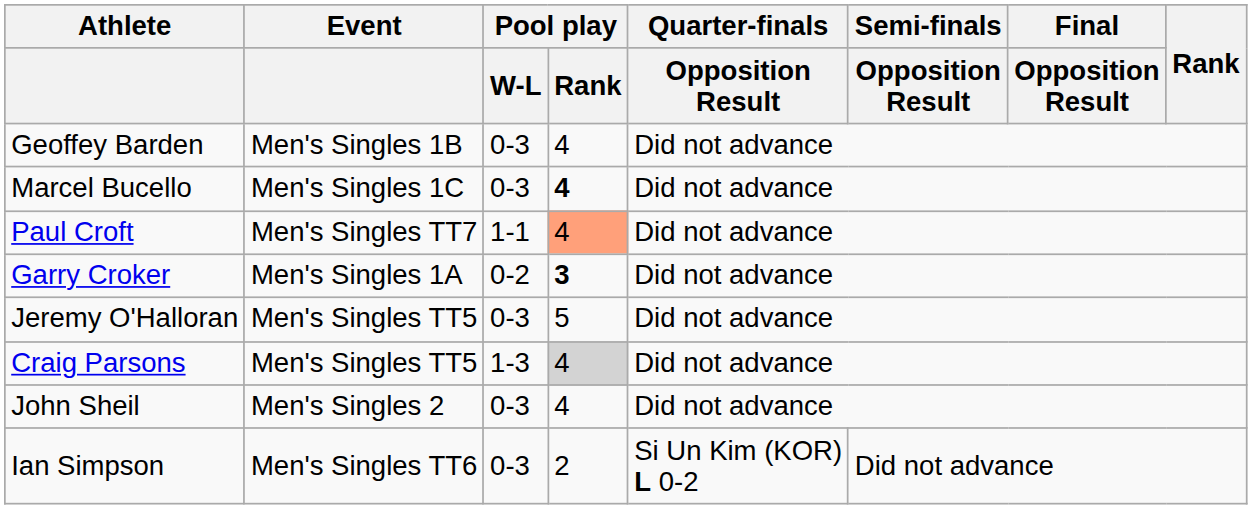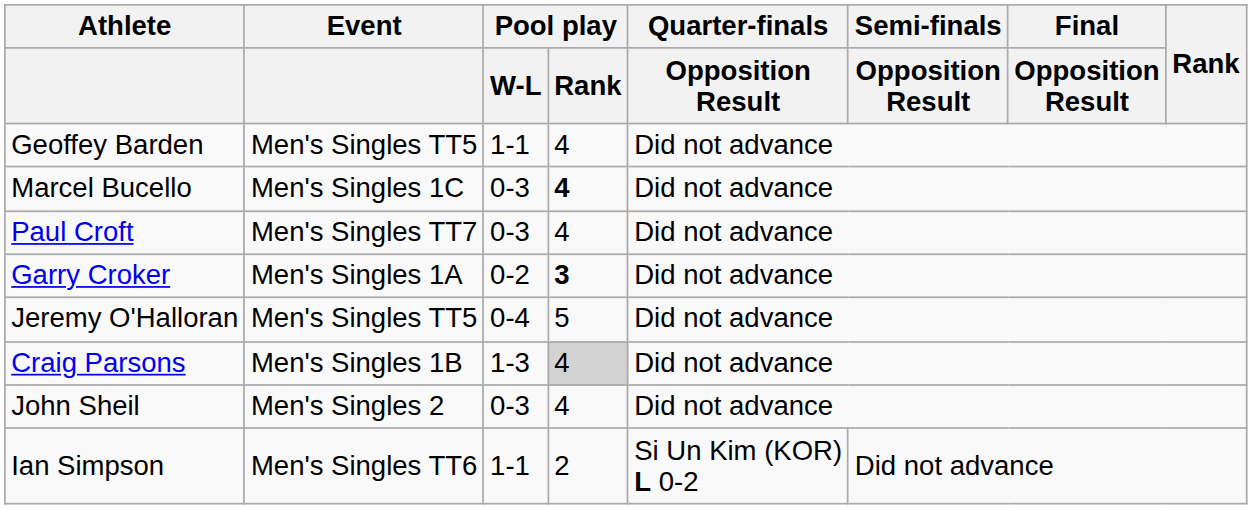(357, 144) Men's Singles 1B -> (364, 144) Men's Singles TT5
(510, 144) 0-3 -> (510, 144) 1-1
(510, 231) 1-1 -> (510, 231) 0-3
(562, 231) lightsalmon background -> (562, 231) no background
(510, 319) 0-3 -> (510, 319) 0-4
(364, 362) Men's Singles TT5 -> (357, 362) Men's Singles 1B
(510, 465) 0-3 -> (510, 465) 1-1
